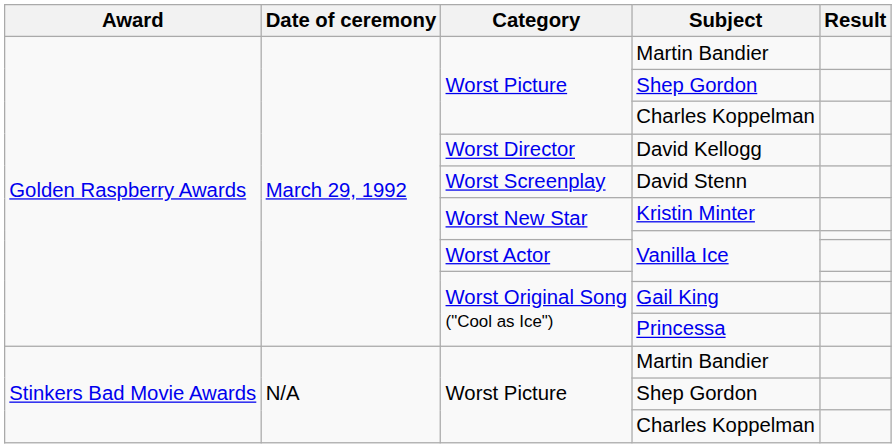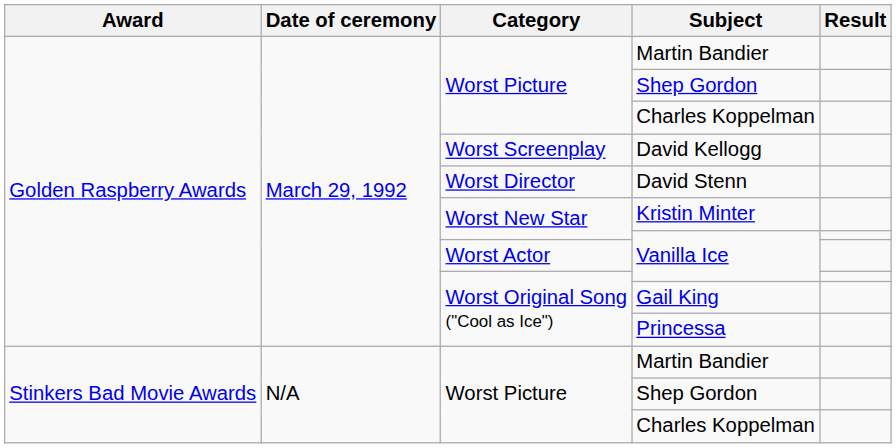(510, 149) Worst Director -> (526, 149) Worst Screenplay
(526, 181) Worst Screenplay -> (510, 181) Worst Director
